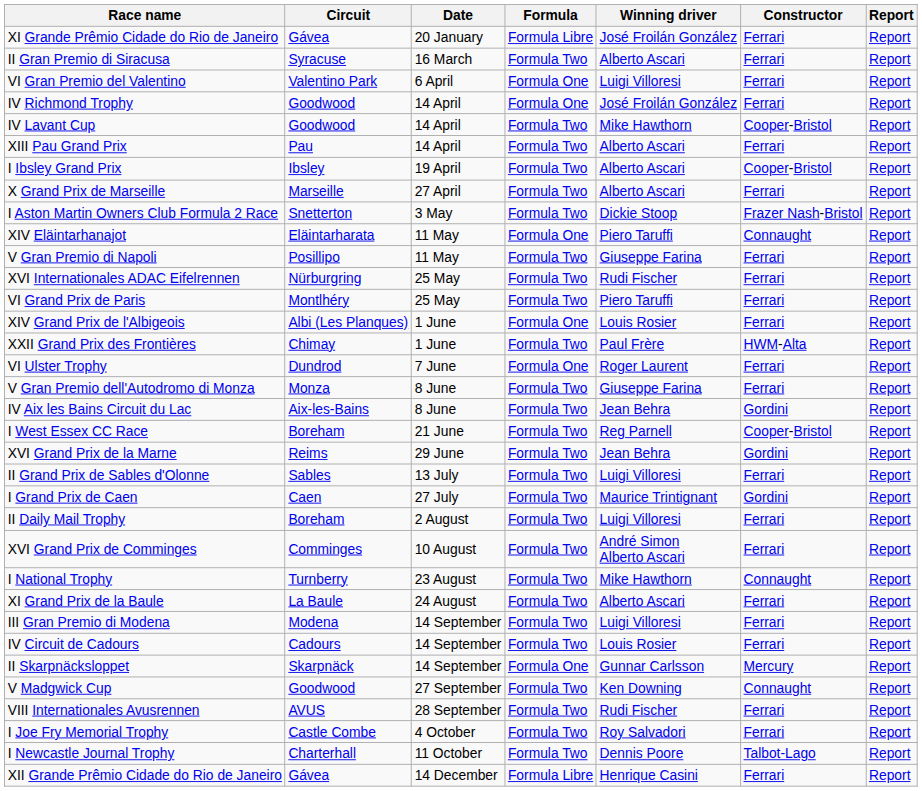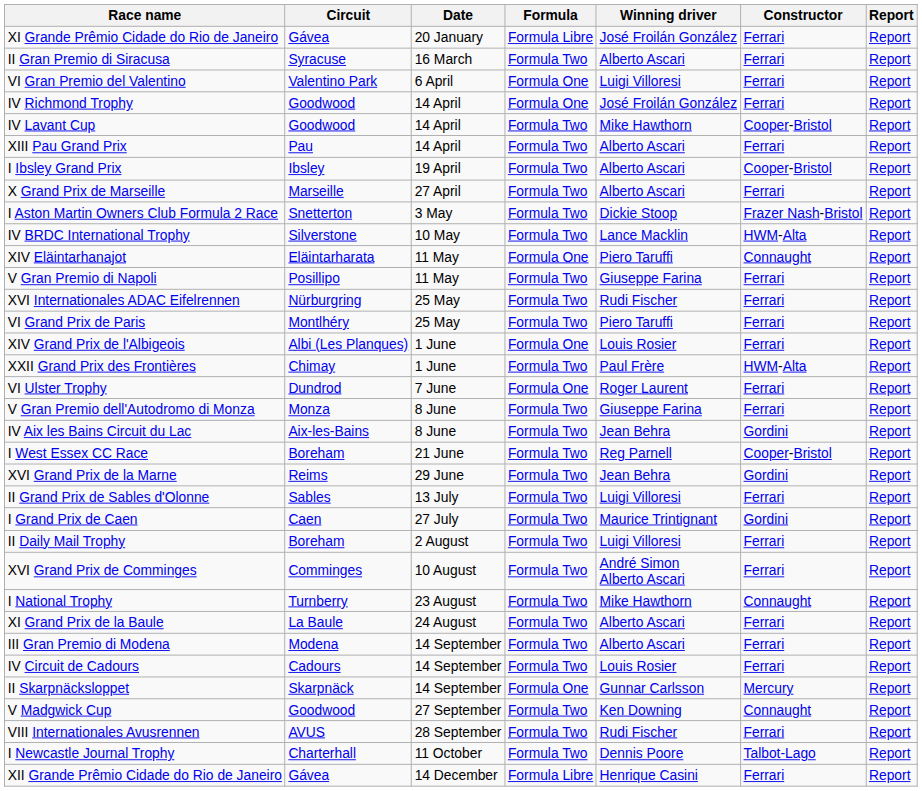+ row: (99, 235)
(640, 622) Luigi Villoresi -> (642, 644) Alberto Ascari
- row: (88, 732)
